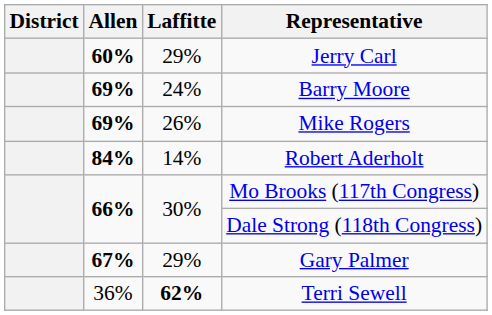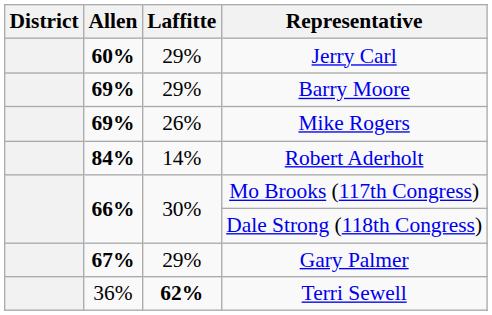(182, 89) 24% -> (182, 89) 29%
